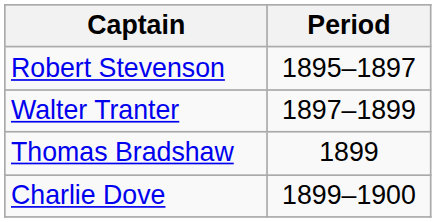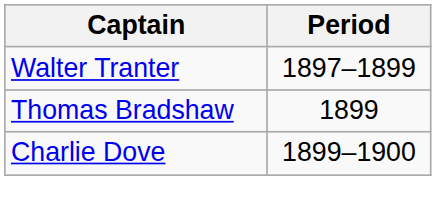- row: (118, 68)
